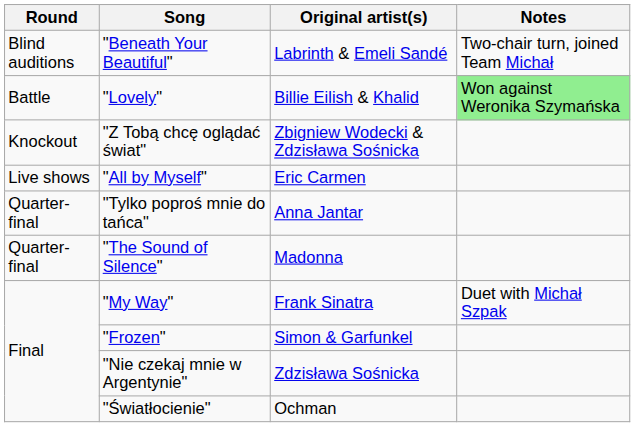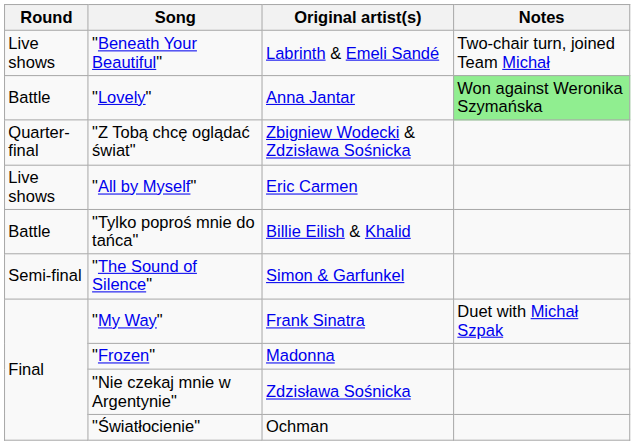(41, 52) Blind auditions -> (32, 52) Live shows
(347, 97) Billie Eilish & Khalid -> (310, 97) Anna Jantar
(43, 142) Knockout -> (39, 142) Quarter-final
(39, 213) Quarter-final -> (29, 231) Battle
(319, 213) Anna Jantar -> (338, 231) Billie Eilish & Khalid
(39, 257) Quarter-final -> (45, 276) Semi-final
(309, 257) Madonna -> (335, 276) Simon & Garfunkel
(343, 337) Simon & Garfunkel -> (300, 356) Madonna
